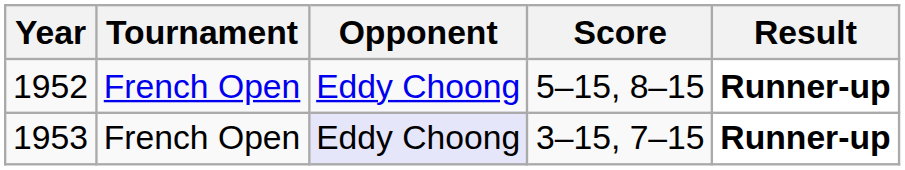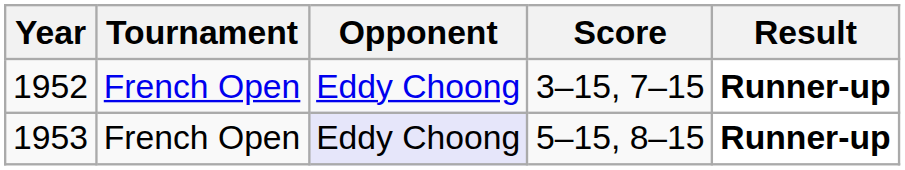(620, 85) 5–15, 8–15 -> (620, 85) 3–15, 7–15
(620, 139) 3–15, 7–15 -> (620, 139) 5–15, 8–15
